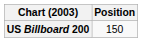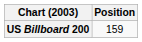(115, 29) 150 -> (115, 29) 159
